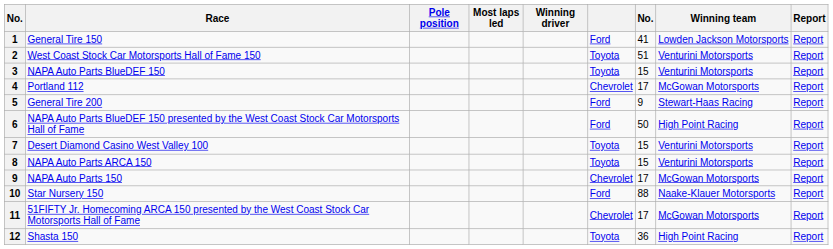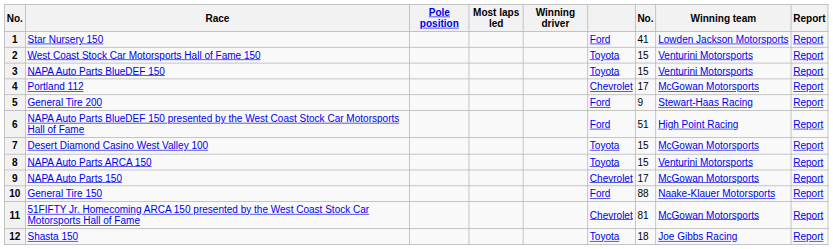(65, 40) General Tire 150 -> (65, 40) Star Nursery 150
(643, 55) 51 -> (643, 55) 15
(643, 125) 50 -> (643, 125) 51
(706, 146) Venturini Motorsports -> (709, 146) McGowan Motorsports
(65, 194) Star Nursery 150 -> (65, 194) General Tire 150
(643, 215) 17 -> (643, 215) 81
(643, 237) 36 -> (643, 237) 18
(698, 237) High Point Racing -> (698, 237) Joe Gibbs Racing
